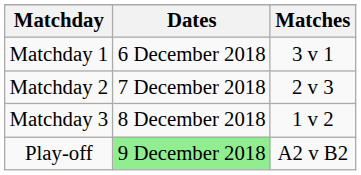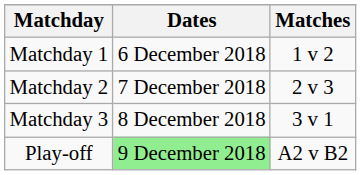(313, 53) 3 v 1 -> (313, 53) 1 v 2
(313, 119) 1 v 2 -> (313, 119) 3 v 1
